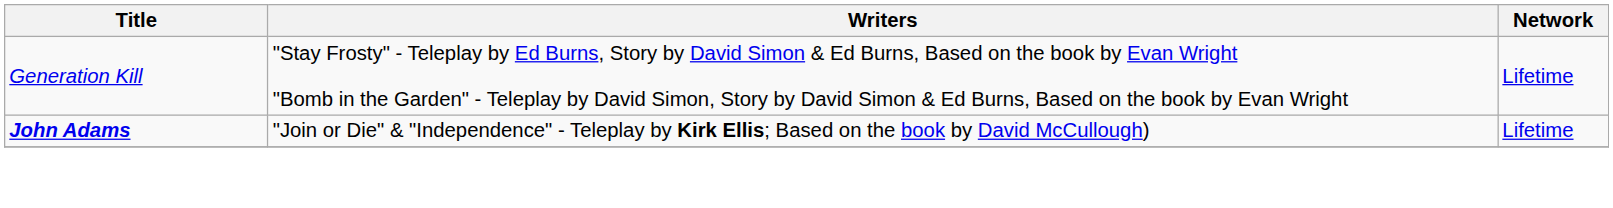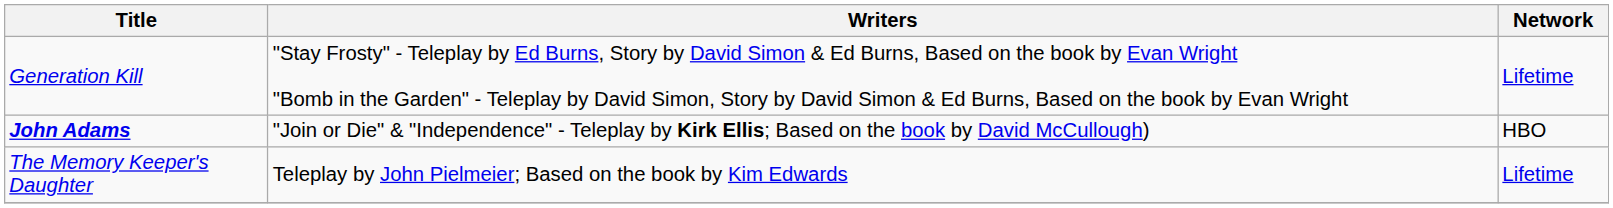(1538, 130) Lifetime -> (1524, 130) HBO
+ row: (109, 174)
